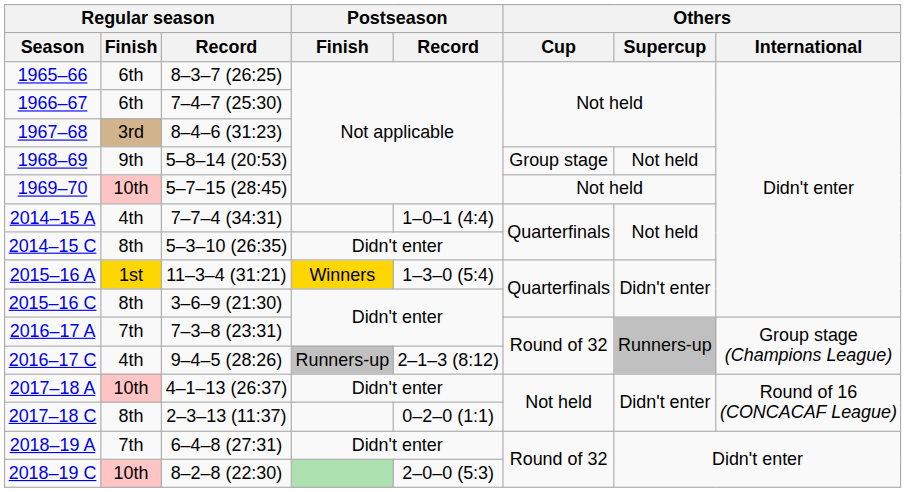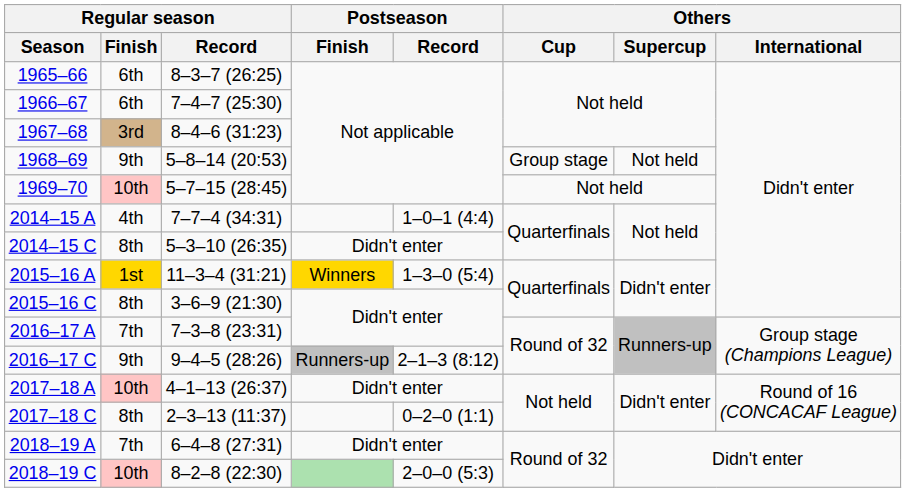(131, 359) 4th -> (131, 359) 9th
